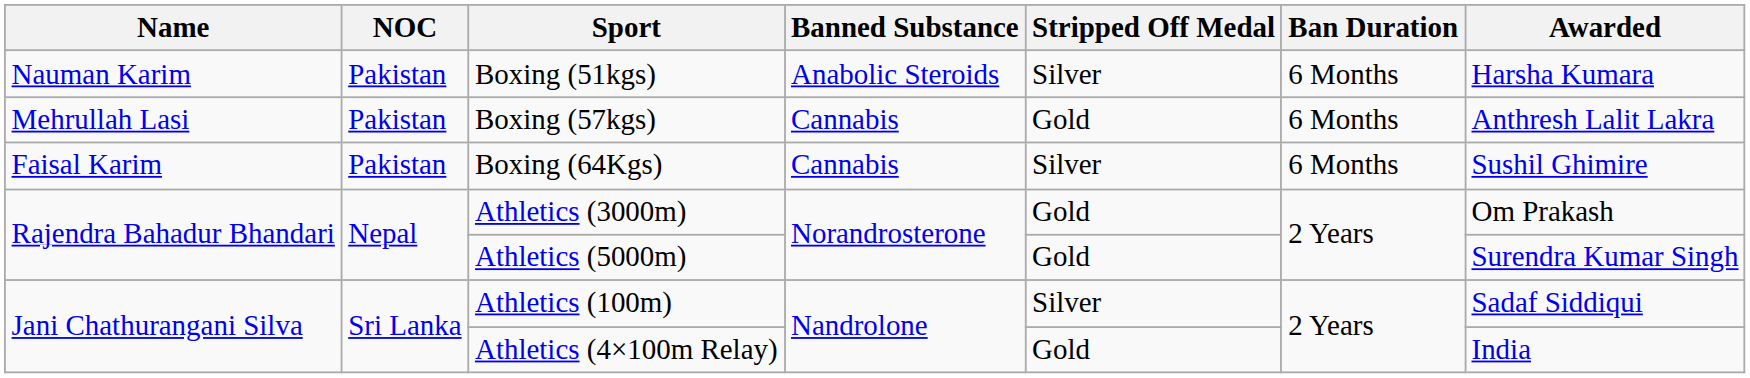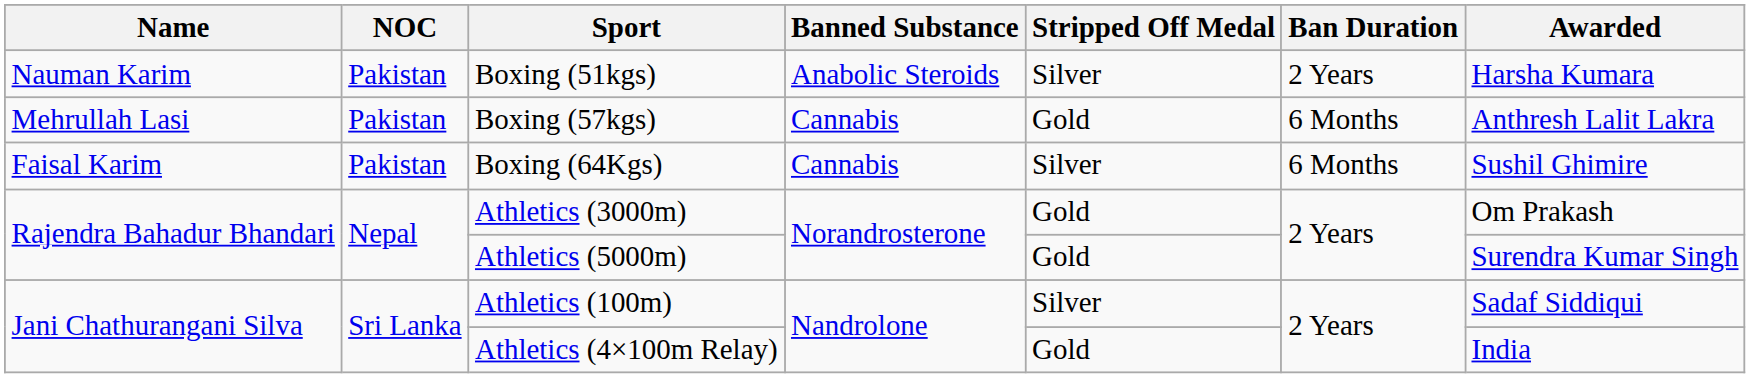(1343, 73) 6 Months -> (1331, 73) 2 Years
